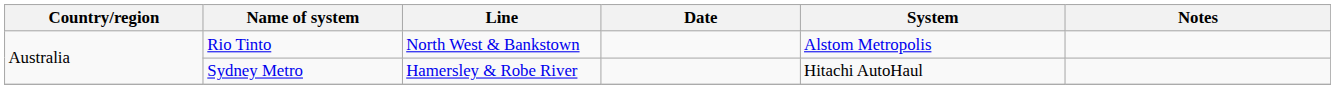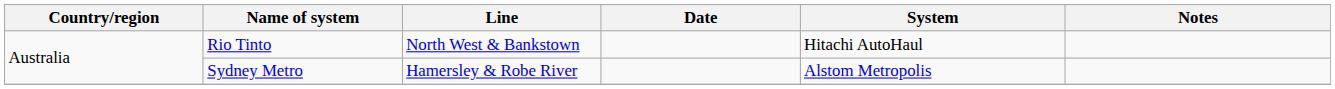(868, 44) Alstom Metropolis -> (864, 44) Hitachi AutoHaul
(864, 71) Hitachi AutoHaul -> (868, 71) Alstom Metropolis
